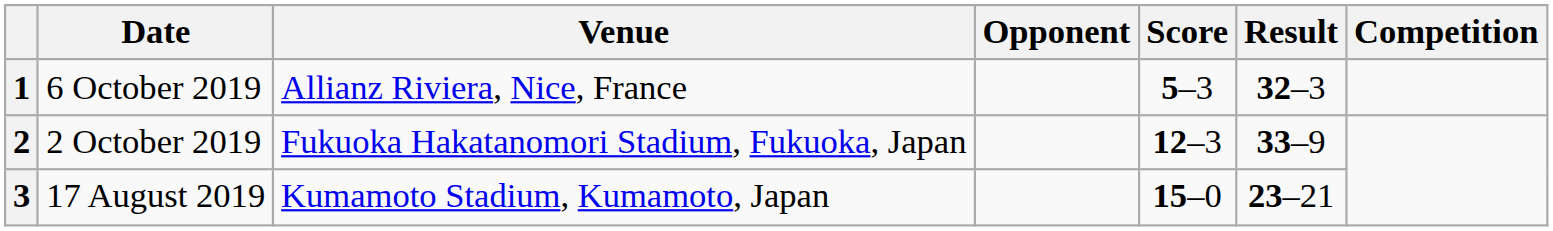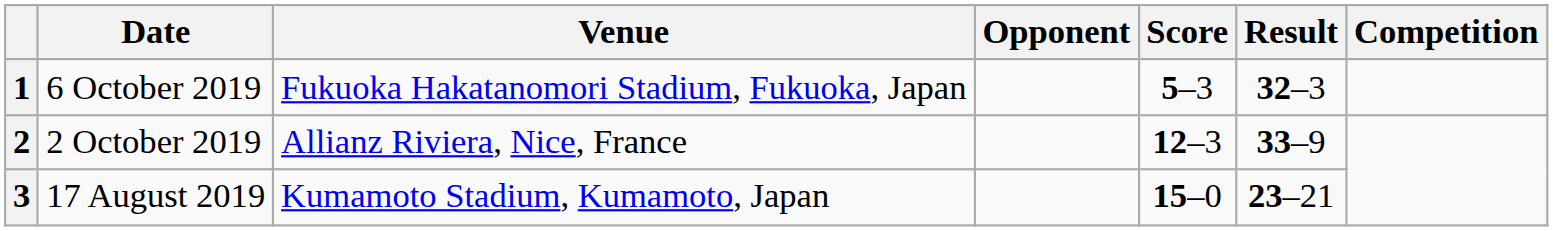(484, 86) Allianz Riviera, Nice, France -> (624, 86) Fukuoka Hakatanomori Stadium, Fukuoka, Japan
(624, 141) Fukuoka Hakatanomori Stadium, Fukuoka, Japan -> (484, 141) Allianz Riviera, Nice, France
